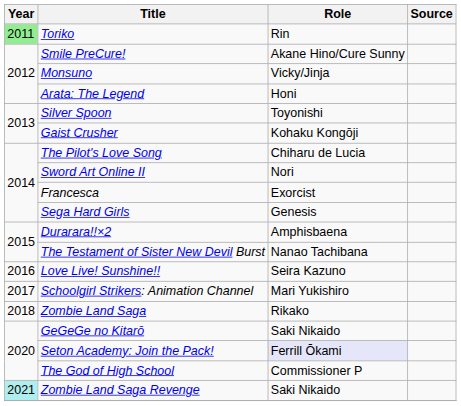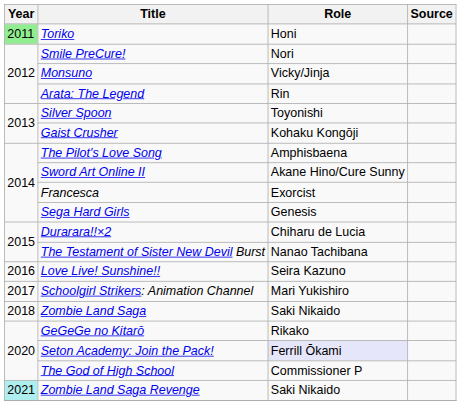(280, 34) Rin -> (284, 34) Honi
(338, 53) Akane Hino/Cure Sunny -> (282, 53) Nori
(284, 93) Honi -> (280, 93) Rin
(318, 152) Chiharu de Lucia -> (309, 152) Amphisbaena
(282, 172) Nori -> (338, 172) Akane Hino/Cure Sunny
(309, 232) Amphisbaena -> (318, 232) Chiharu de Lucia
(290, 311) Rikako -> (305, 311) Saki Nikaido
(305, 331) Saki Nikaido -> (290, 331) Rikako
